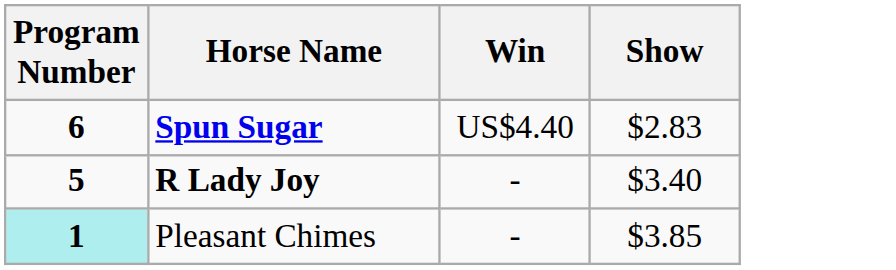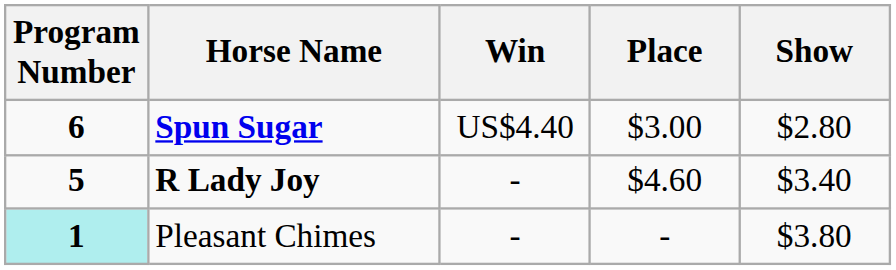+ column: (665, 51)
(665, 126) $2.83 -> (814, 126) $2.80
(665, 236) $3.85 -> (814, 236) $3.80
